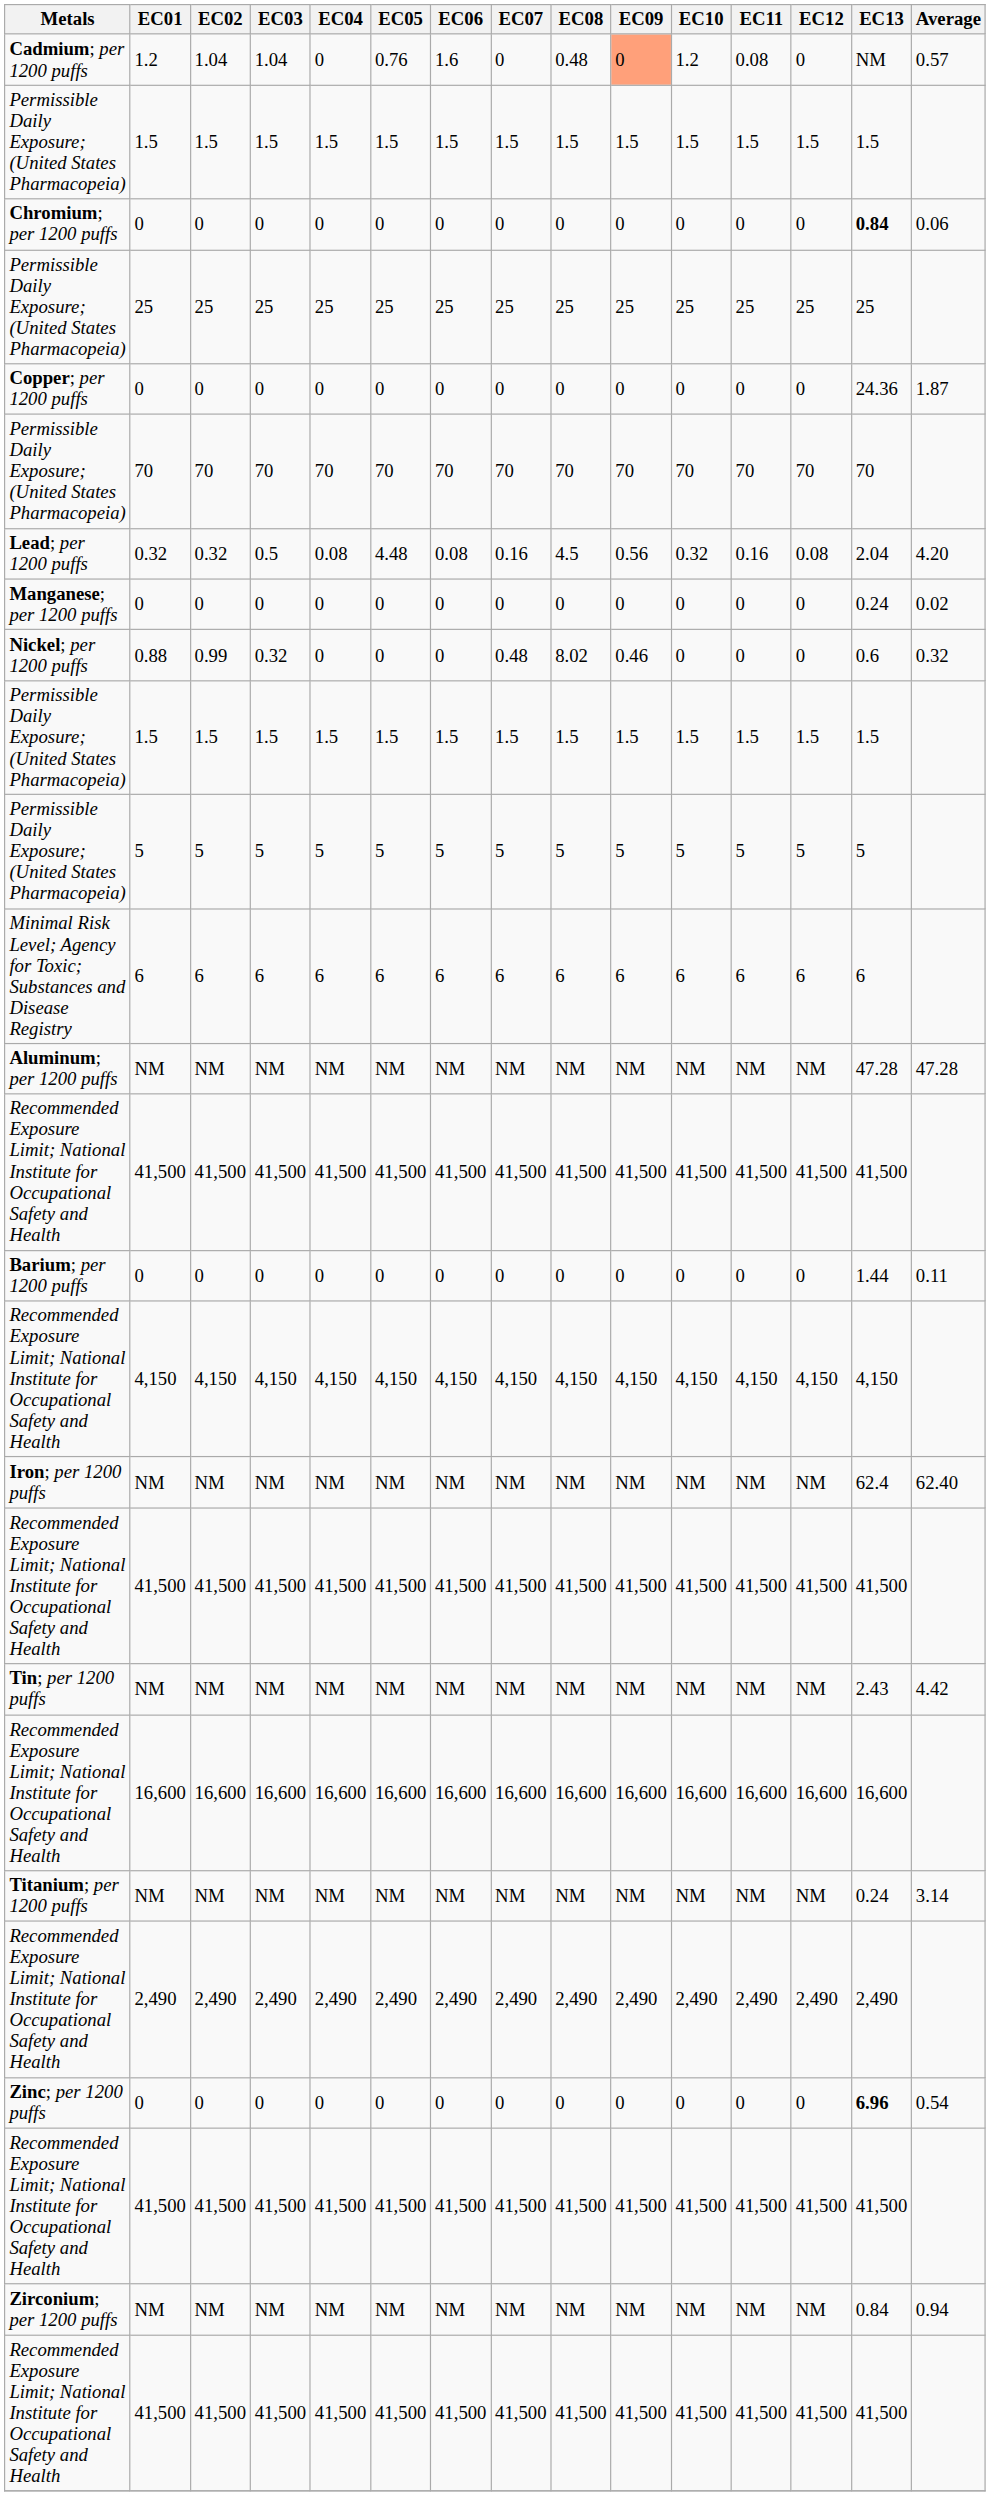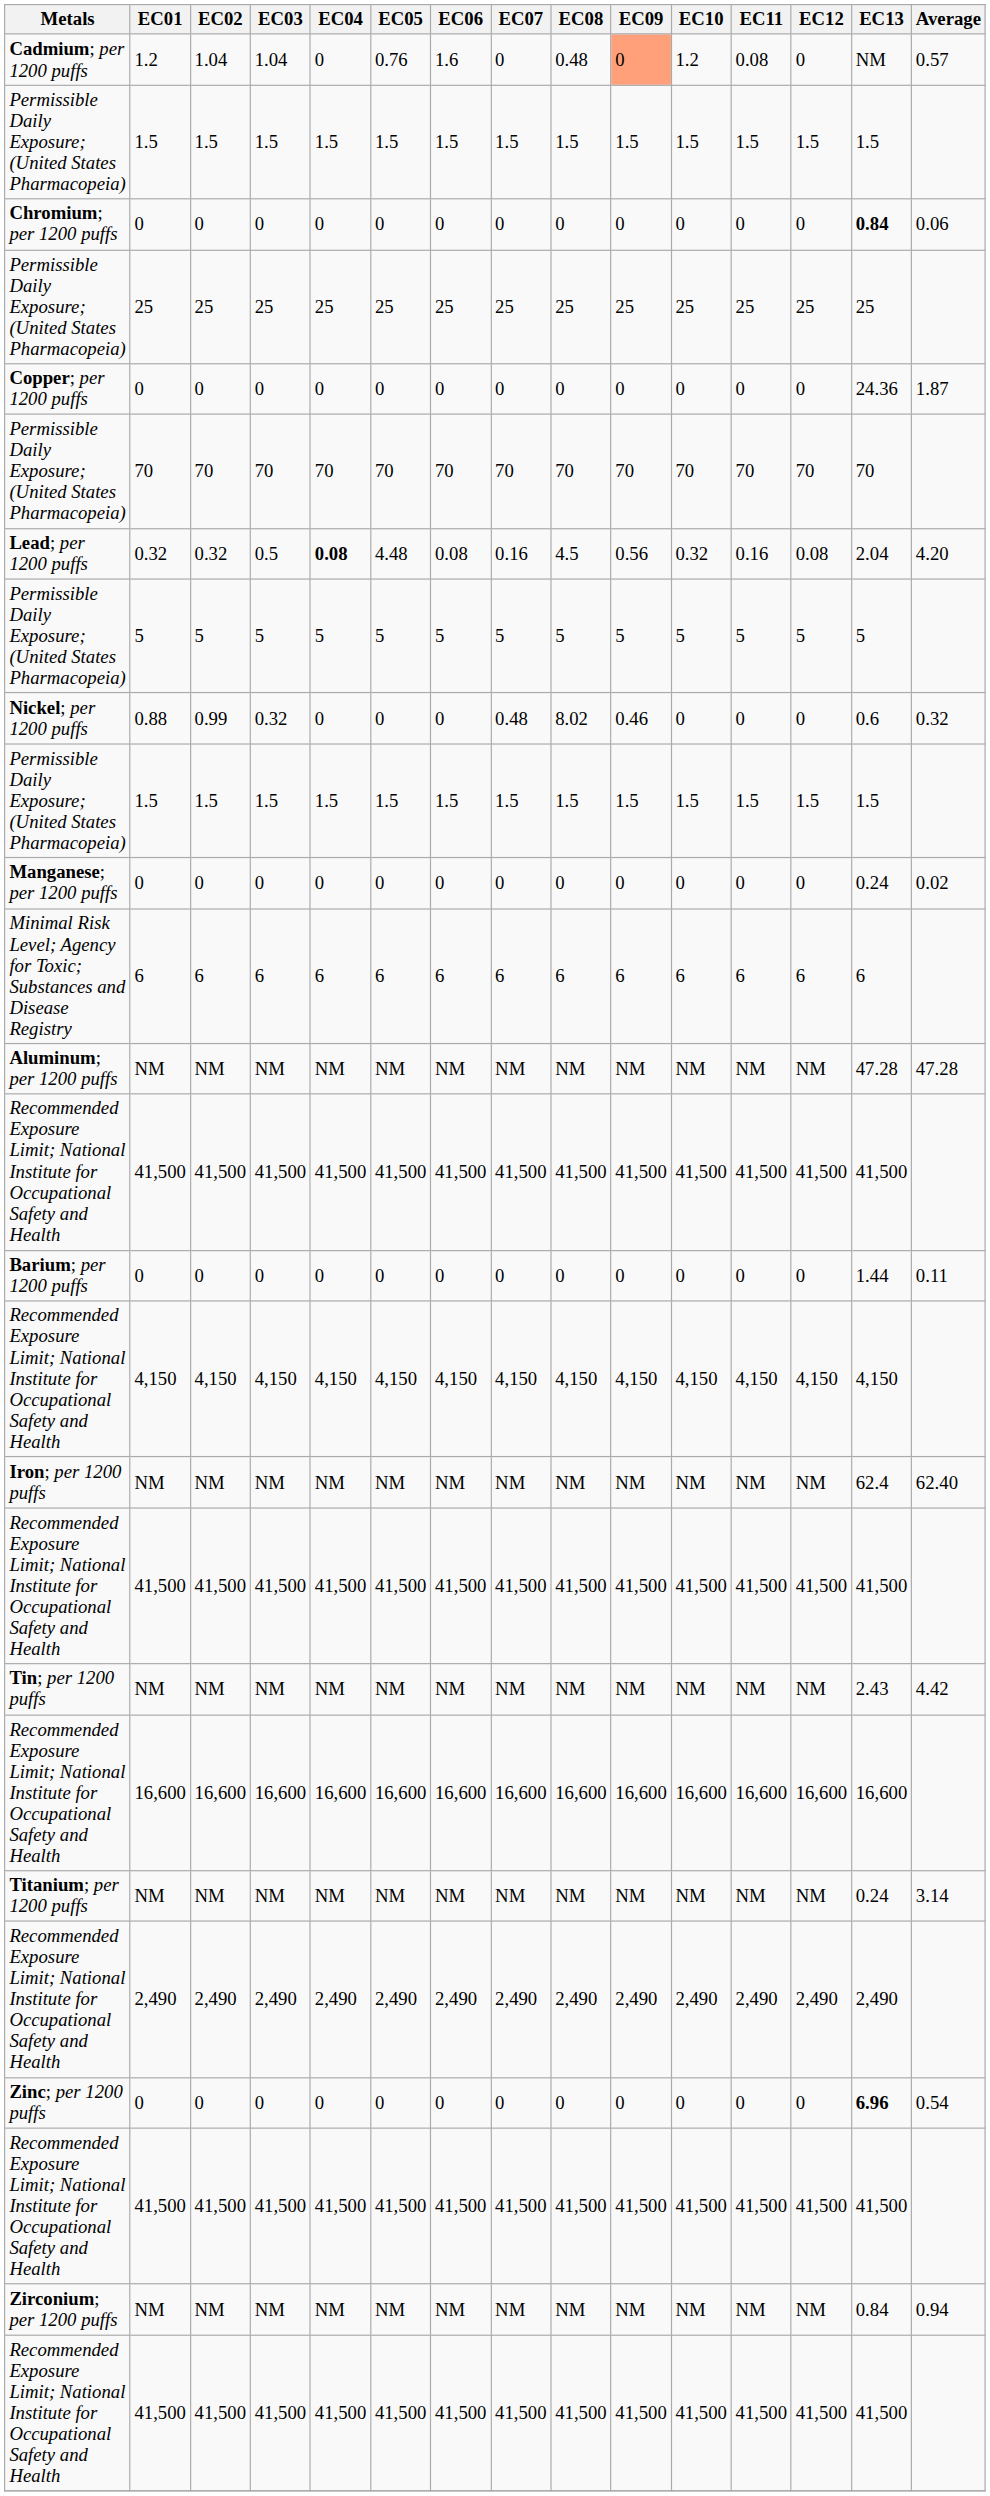(331, 553) normal -> (331, 553) bold
rows swapped: (68, 851) <-> (63, 604)
